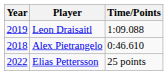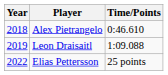rows swapped: (67, 45) <-> (62, 29)
